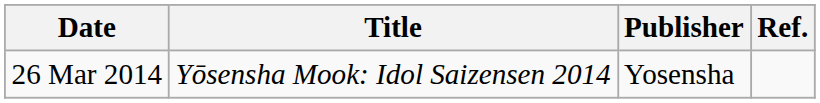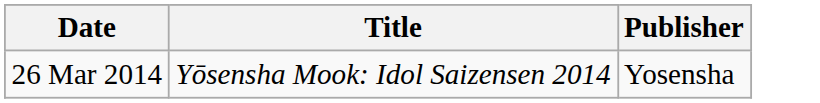- column: (783, 27)
